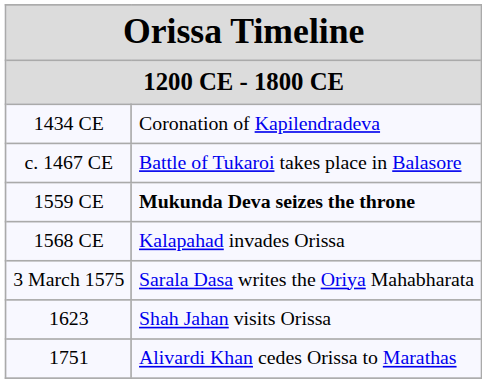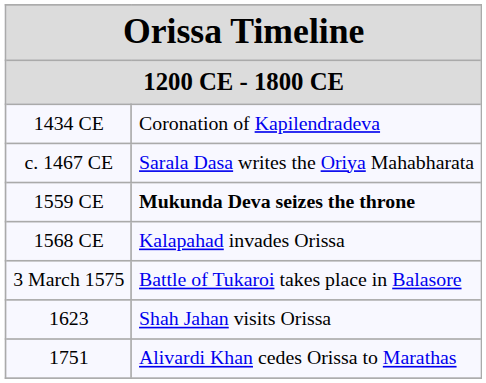(300, 161) Battle of Tukaroi takes place in Balasore -> (307, 161) Sarala Dasa writes the Oriya Mahabharata
(307, 279) Sarala Dasa writes the Oriya Mahabharata -> (300, 279) Battle of Tukaroi takes place in Balasore
